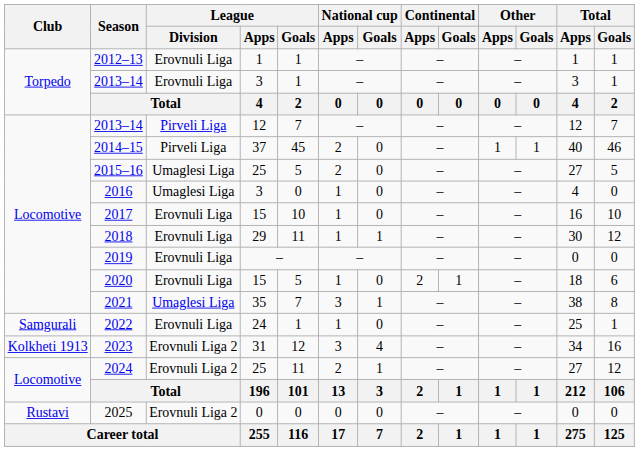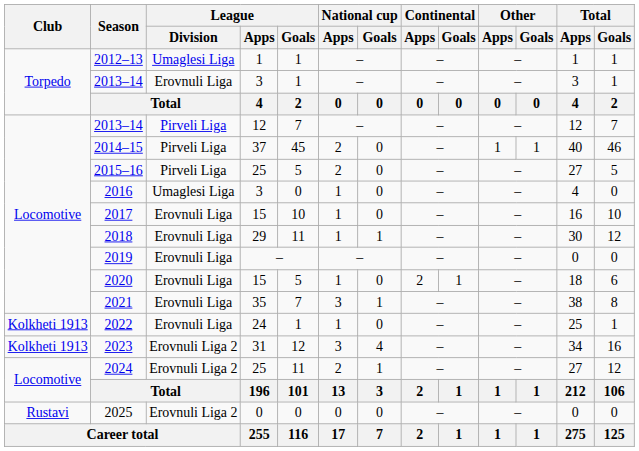(193, 59) Erovnuli Liga -> (193, 59) Umaglesi Liga
(193, 170) Umaglesi Liga -> (193, 170) Pirveli Liga
(193, 302) Umaglesi Liga -> (193, 302) Erovnuli Liga
(48, 324) Samgurali -> (48, 324) Kolkheti 1913
